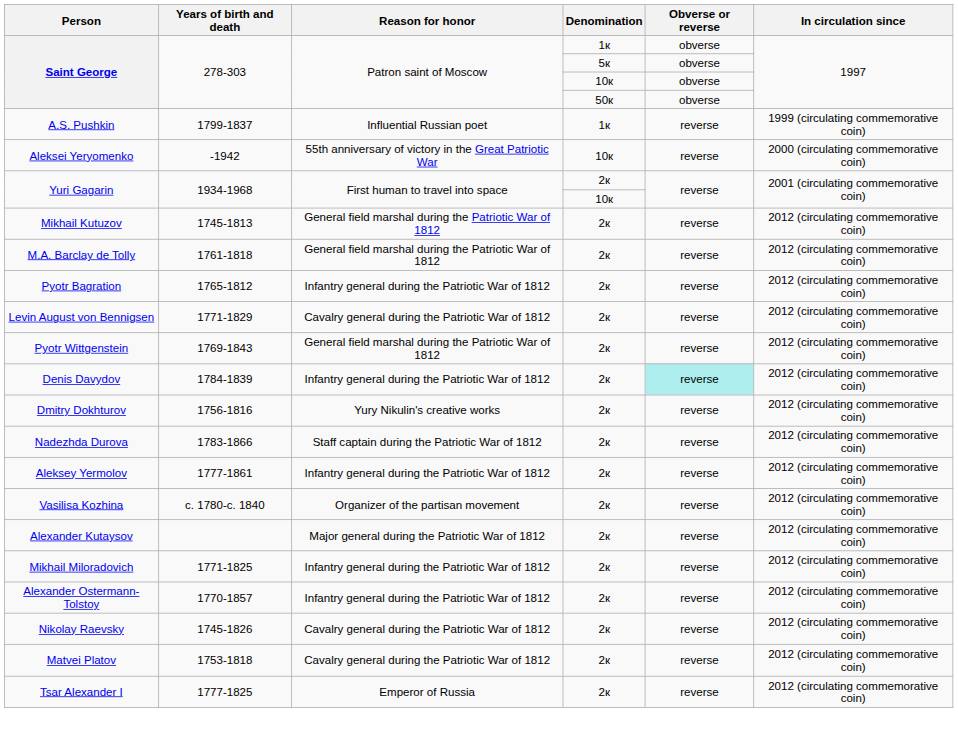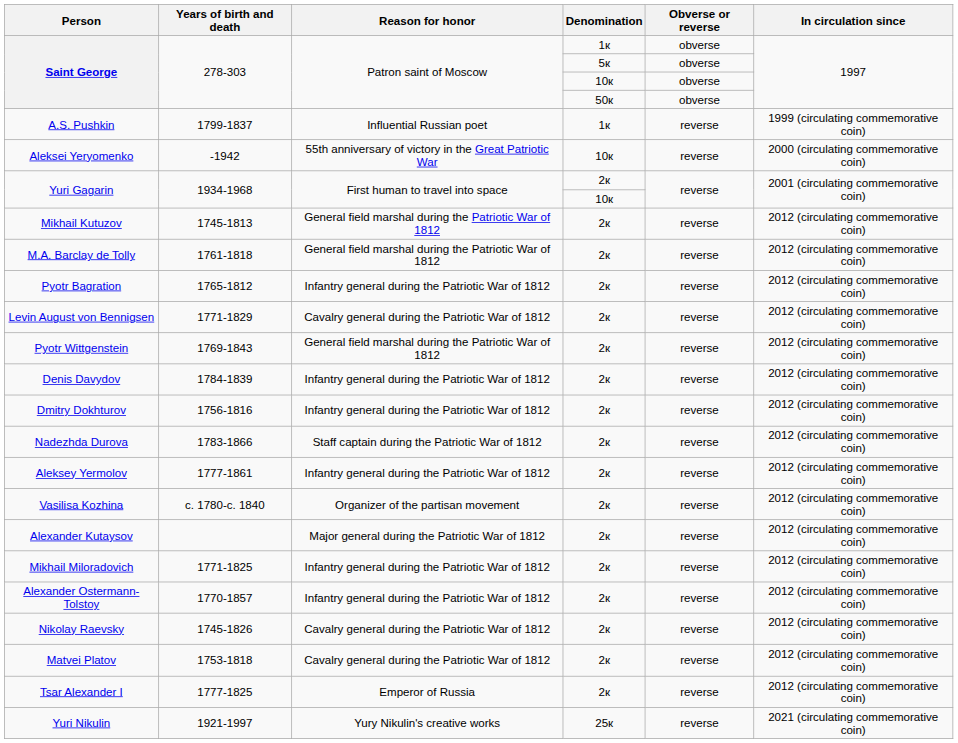(699, 380) paleturquoise background -> (699, 380) no background
(427, 411) Yury Nikulin's creative works -> (427, 411) Infantry general during the Patriotic War of 1812
+ row: (81, 723)
